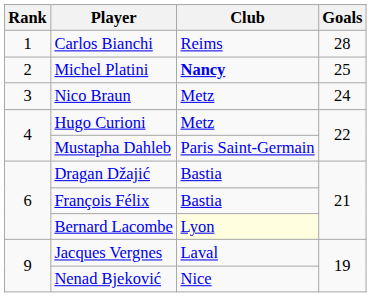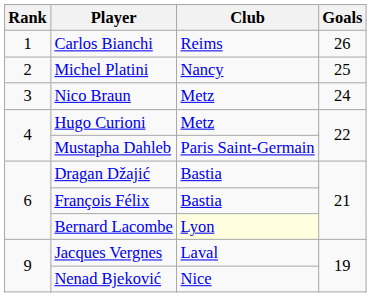(342, 43) 28 -> (342, 43) 26
(203, 69) bold -> (202, 69) normal
